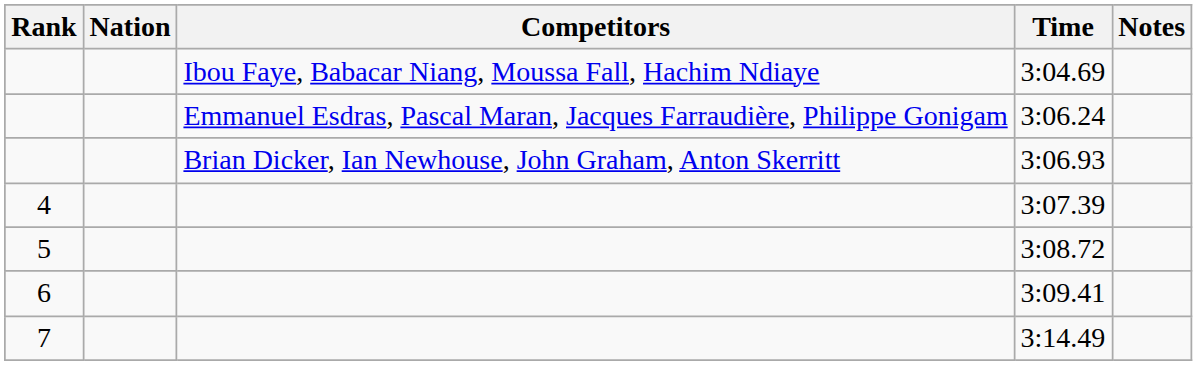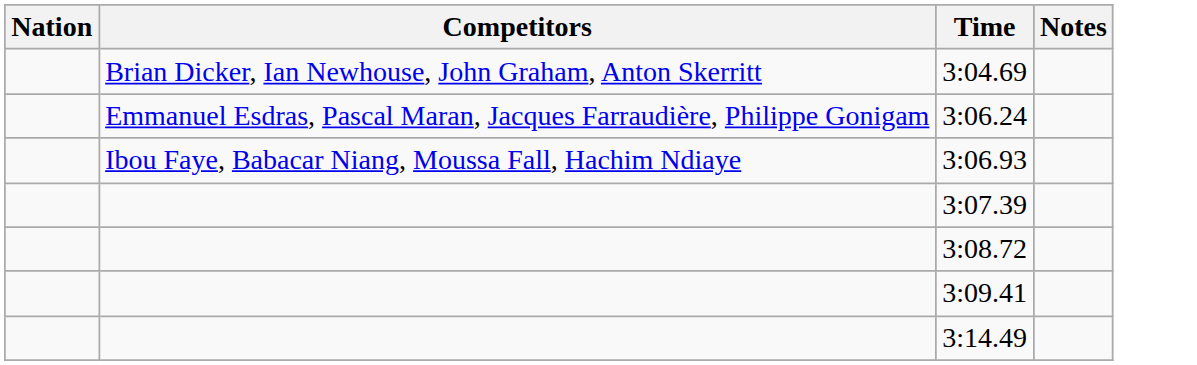- column: (44, 26)
(501, 71) Ibou Faye, Babacar Niang, Moussa Fall, Hachim Ndiaye -> (434, 71) Brian Dicker, Ian Newhouse, John Graham, Anton Skerritt
(512, 159) Brian Dicker, Ian Newhouse, John Graham, Anton Skerritt -> (423, 159) Ibou Faye, Babacar Niang, Moussa Fall, Hachim Ndiaye
